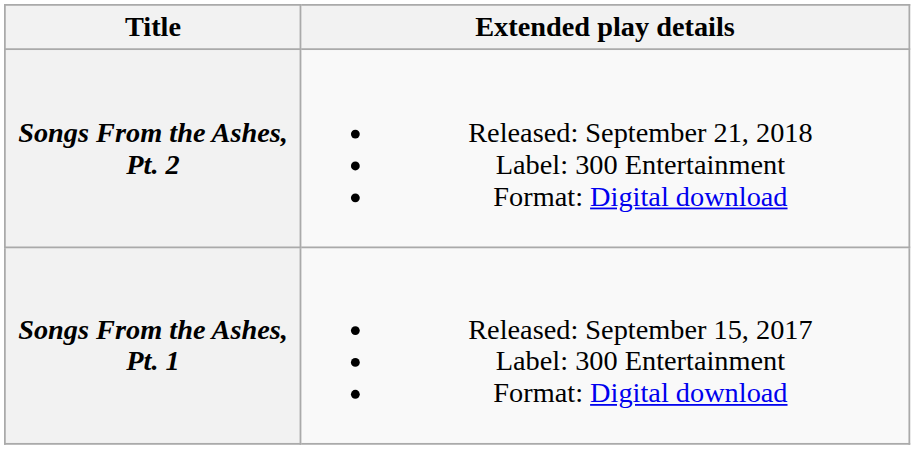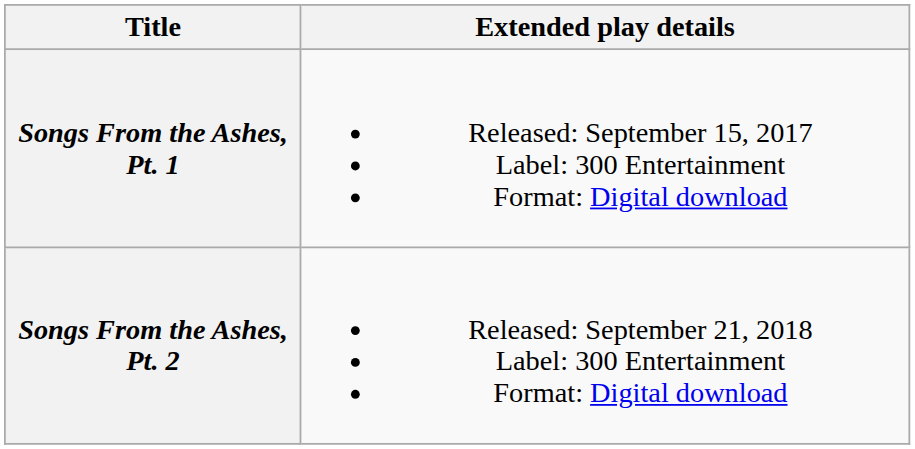rows swapped: (153, 345) <-> (153, 147)
